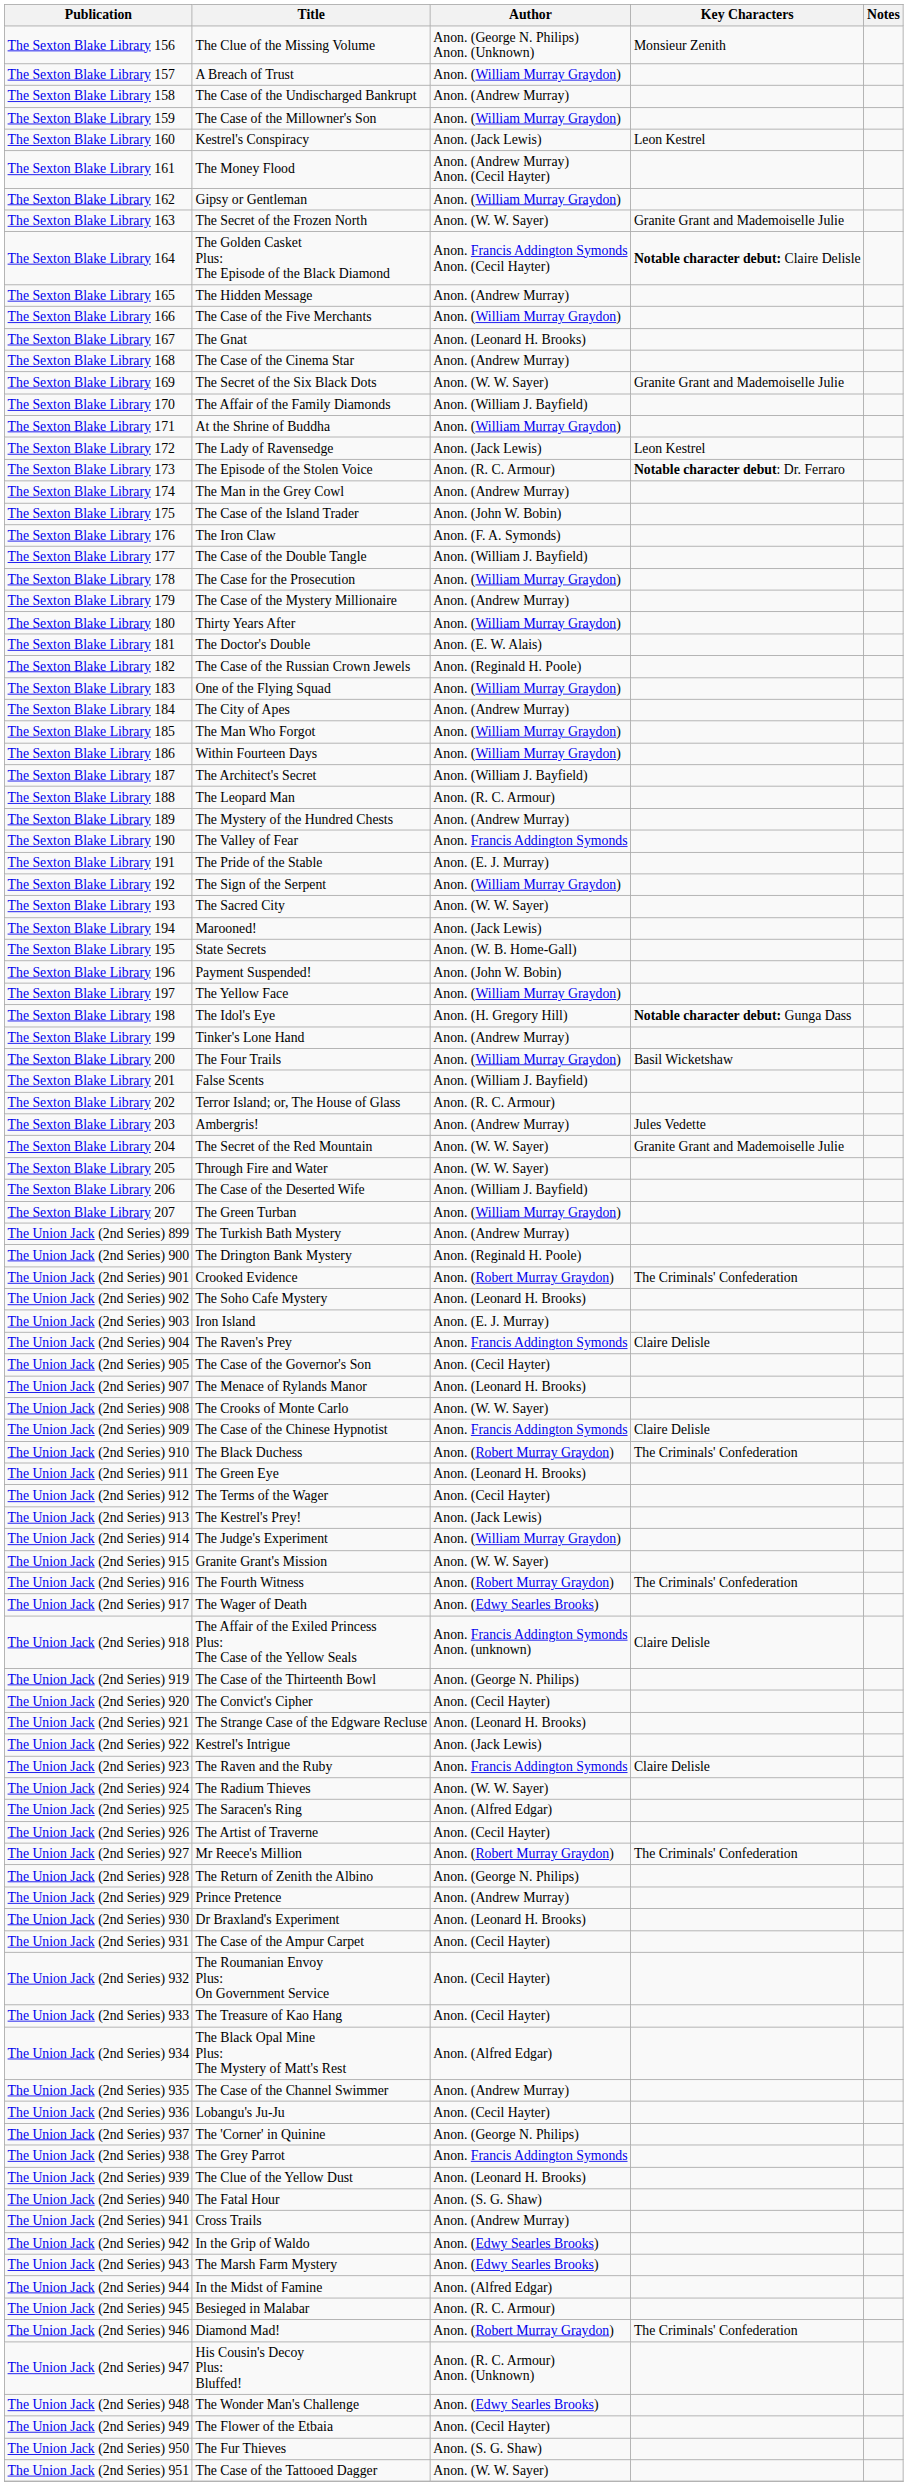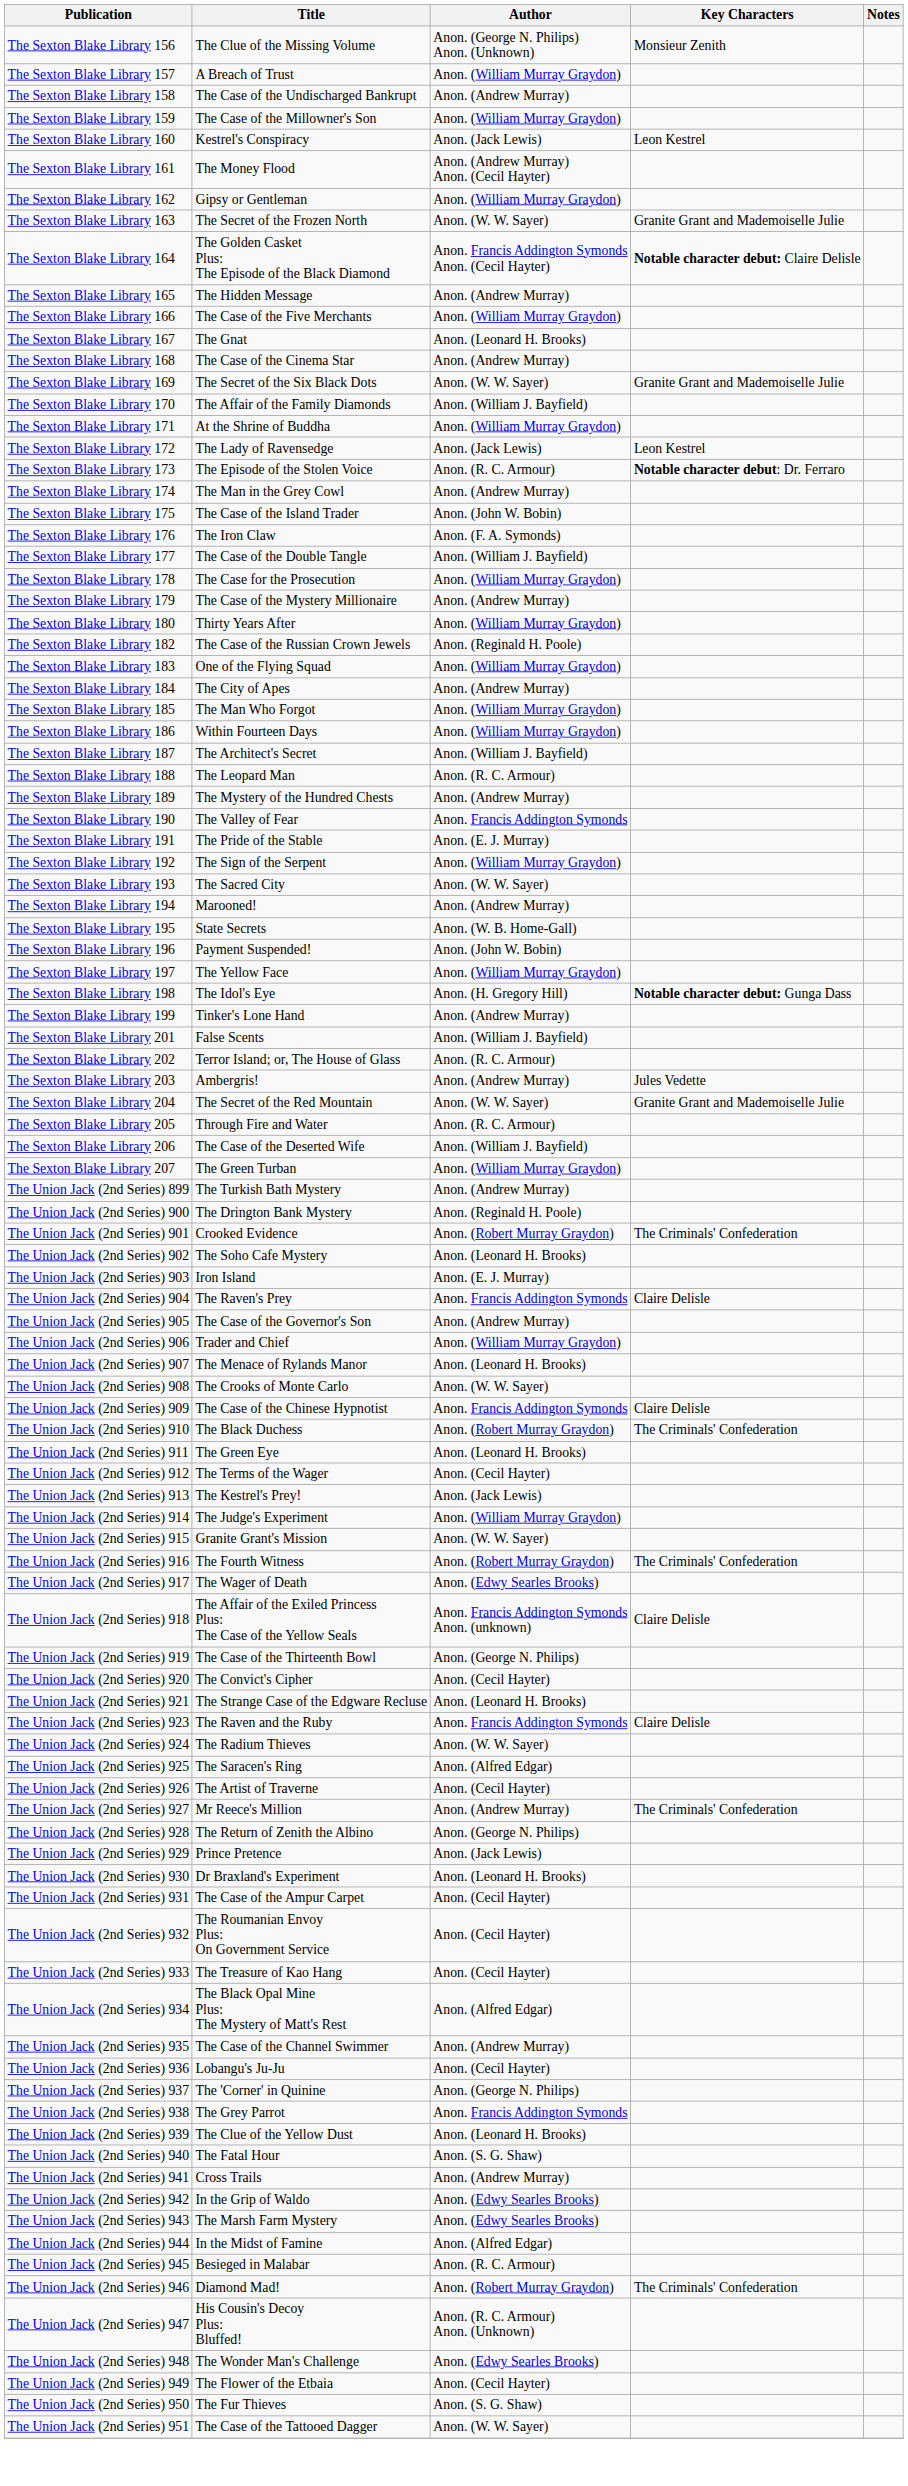- row: (91, 644)
(487, 928) Anon. (Jack Lewis) -> (501, 906) Anon. (Andrew Murray)
- row: (91, 1059)
(491, 1168) Anon. (W. W. Sayer) -> (494, 1124) Anon. (R. C. Armour)
(492, 1364) Anon. (Cecil Hayter) -> (501, 1321) Anon. (Andrew Murray)
+ row: (98, 1343)
- row: (98, 1744)
(524, 1854) Anon. (Robert Murray Graydon) -> (501, 1810) Anon. (Andrew Murray)
(501, 1897) Anon. (Andrew Murray) -> (487, 1854) Anon. (Jack Lewis)
